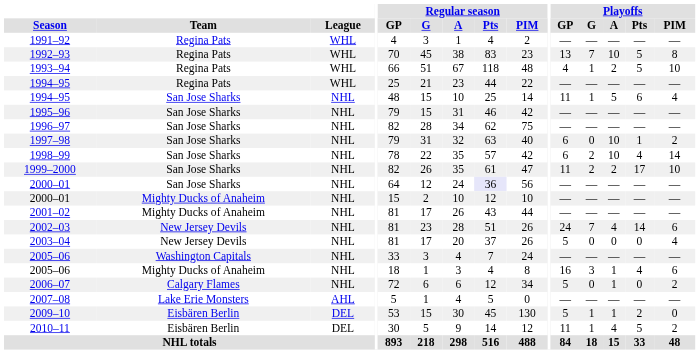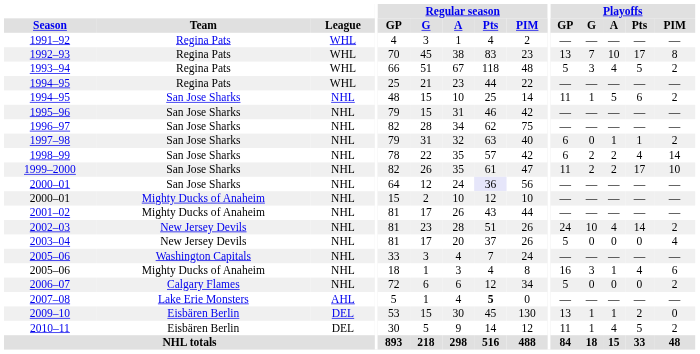(640, 54) 5 -> (640, 54) 17
(565, 68) 4 -> (565, 68) 5
(592, 68) 1 -> (592, 68) 3
(614, 68) 2 -> (614, 68) 4
(675, 68) 10 -> (675, 68) 2
(675, 97) 4 -> (675, 97) 2
(614, 140) 10 -> (614, 140) 1
(614, 155) 10 -> (614, 155) 2
(592, 227) 7 -> (592, 227) 10
(675, 227) 6 -> (675, 227) 2
(614, 284) 1 -> (614, 284) 0
(491, 299) normal -> (491, 299) bold
(565, 313) 5 -> (565, 313) 13
